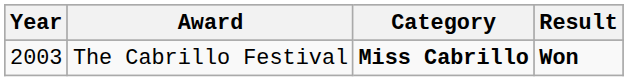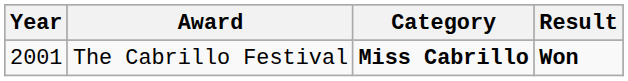(36, 58) 2003 -> (36, 58) 2001
